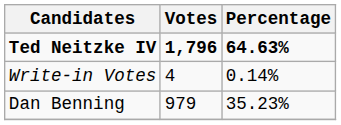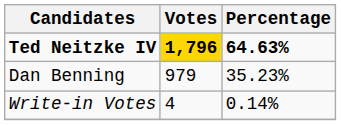(191, 48) no background -> (191, 48) gold background
rows swapped: (67, 105) <-> (83, 76)
